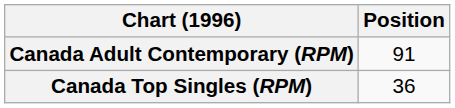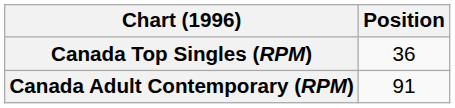rows swapped: (182, 86) <-> (182, 53)
